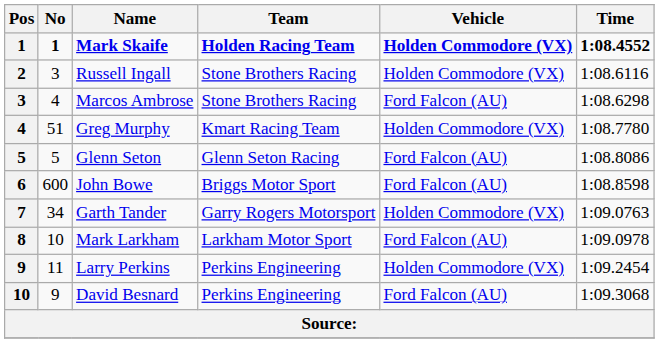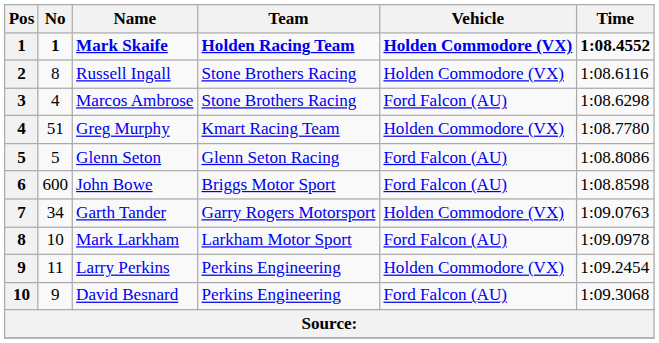(55, 73) 3 -> (55, 73) 8
